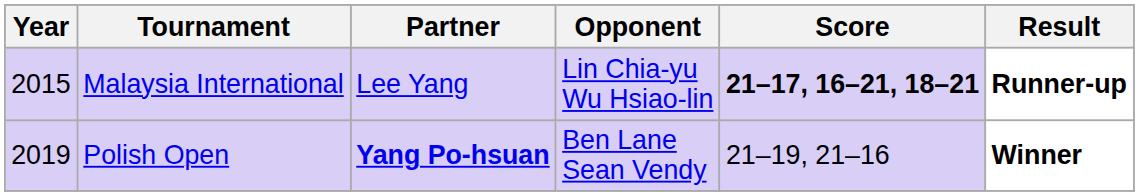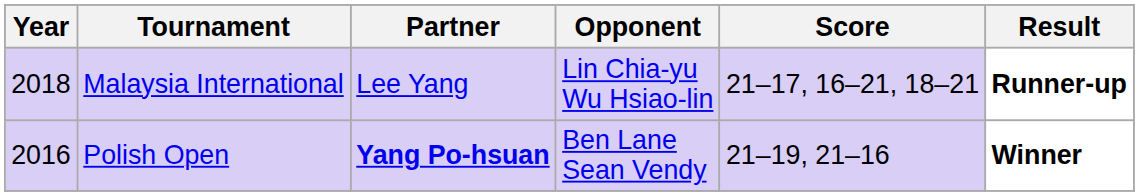(41, 84) 2015 -> (41, 84) 2018
(852, 84) bold -> (852, 84) normal
(41, 156) 2019 -> (41, 156) 2016
